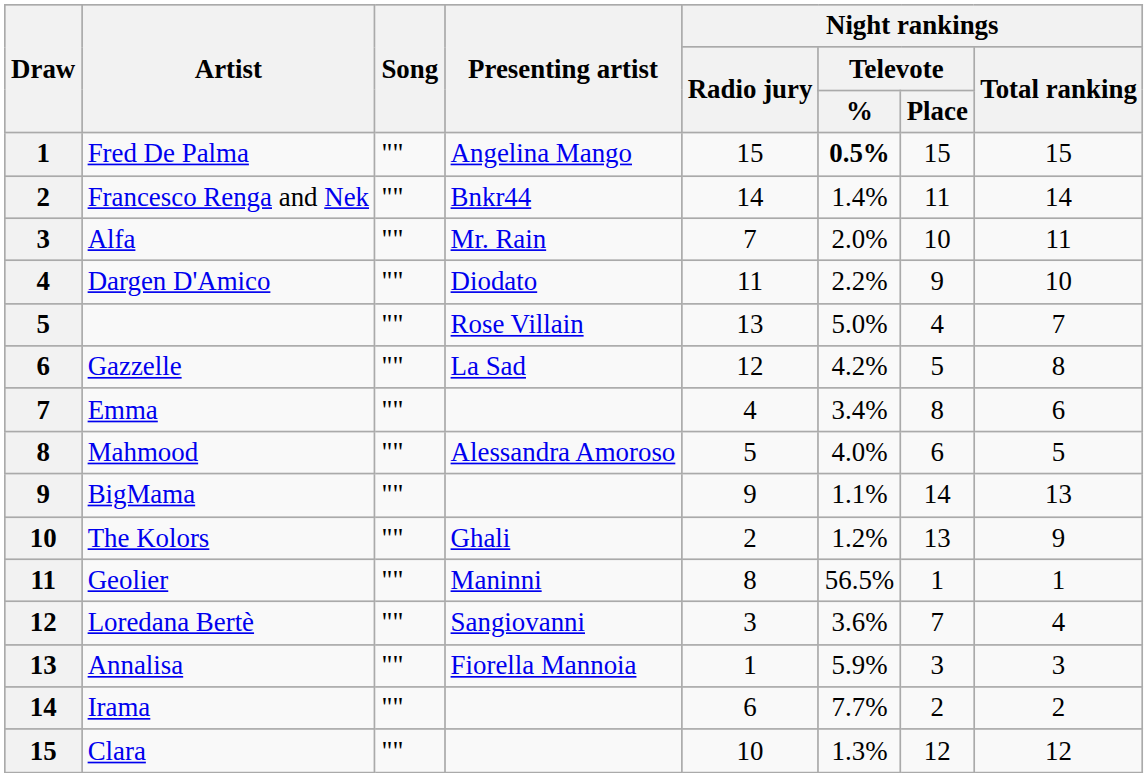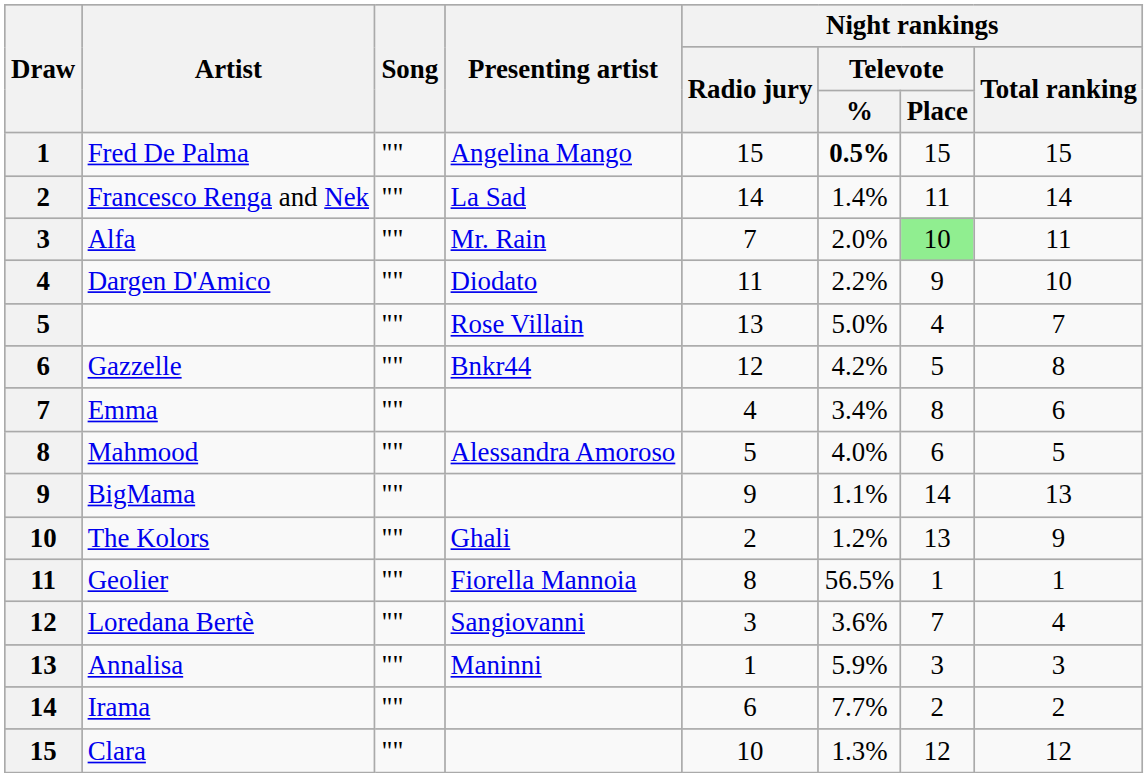(491, 196) Bnkr44 -> (488, 196) La Sad
(937, 238) no background -> (937, 238) lightgreen background
(488, 366) La Sad -> (491, 366) Bnkr44
(496, 580) Maninni -> (544, 580) Fiorella Mannoia
(544, 665) Fiorella Mannoia -> (496, 665) Maninni
